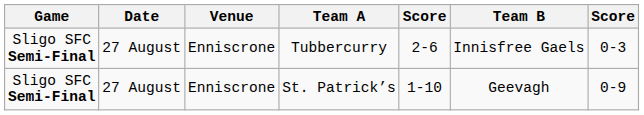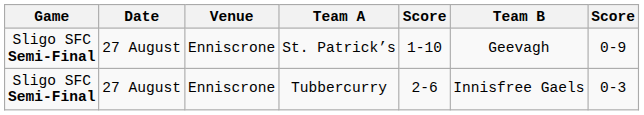rows swapped: (339, 49) <-> (339, 89)
